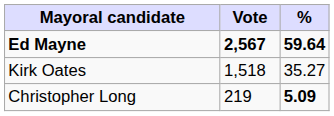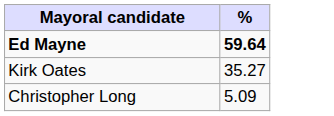- column: (250, 17)
(300, 96) bold -> (240, 96) normal
